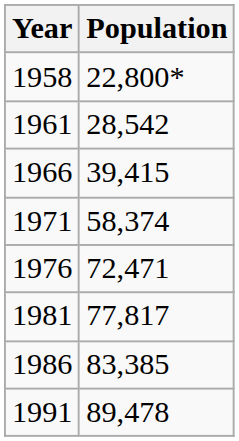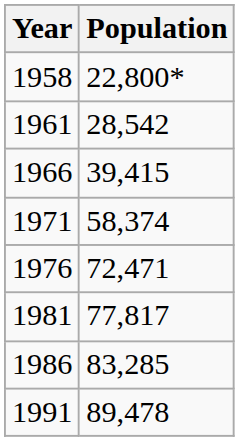(128, 364) 83,385 -> (128, 364) 83,285
